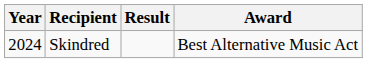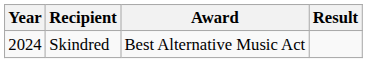columns swapped: (268, 17) <-> (147, 17)
